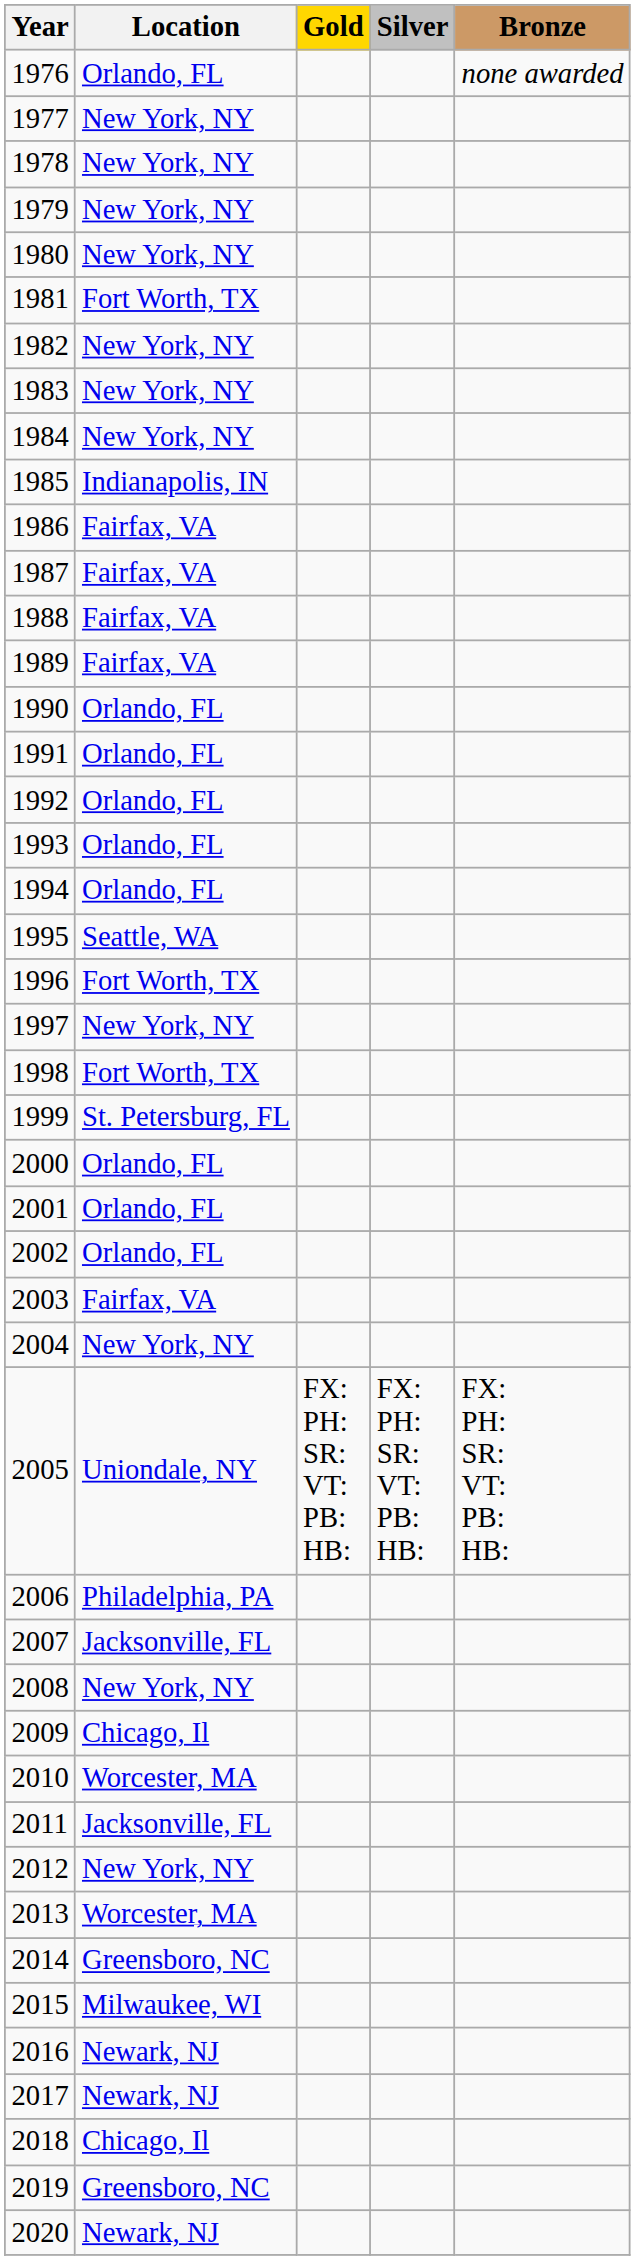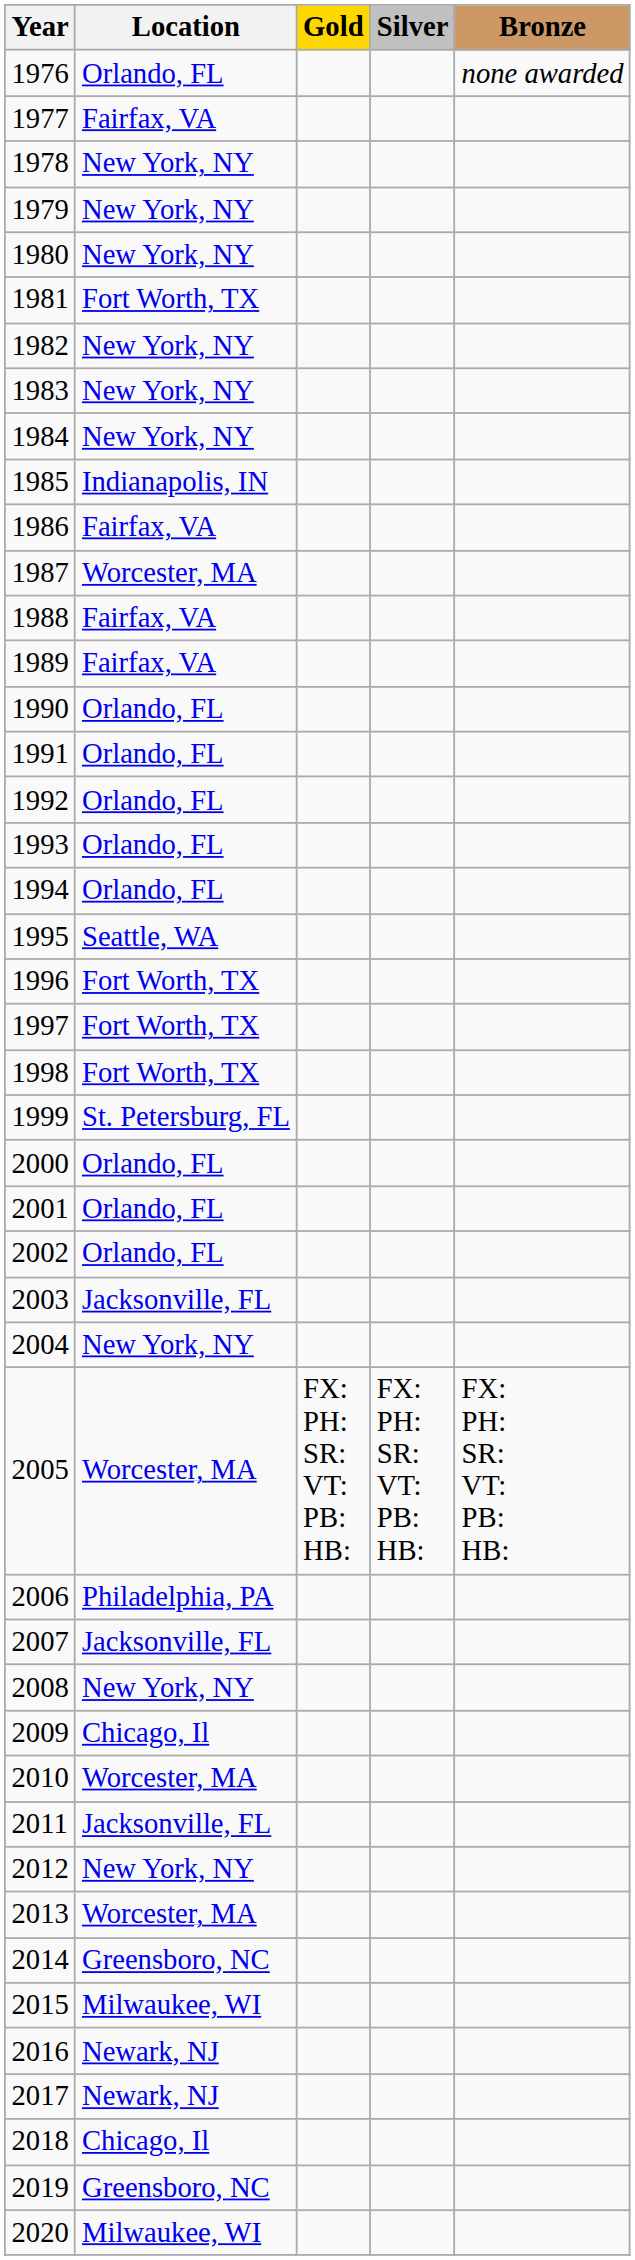(168, 118) New York, NY -> (149, 118) Fairfax, VA
(149, 572) Fairfax, VA -> (169, 572) Worcester, MA
(168, 1026) New York, NY -> (171, 1026) Fort Worth, TX
(149, 1299) Fairfax, VA -> (177, 1299) Jacksonville, FL
(169, 1470) Uniondale, NY -> (169, 1470) Worcester, MA
(150, 2232) Newark, NJ -> (172, 2232) Milwaukee, WI
